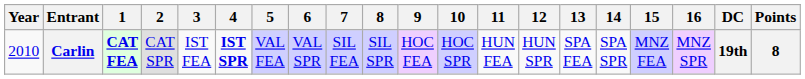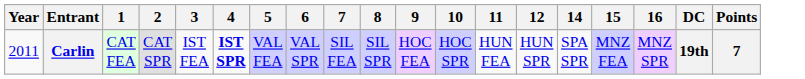- column: (578, 16)
(24, 51) 2010 -> (24, 51) 2011
(122, 51) bold -> (121, 51) normal
(776, 51) 8 -> (737, 51) 7
